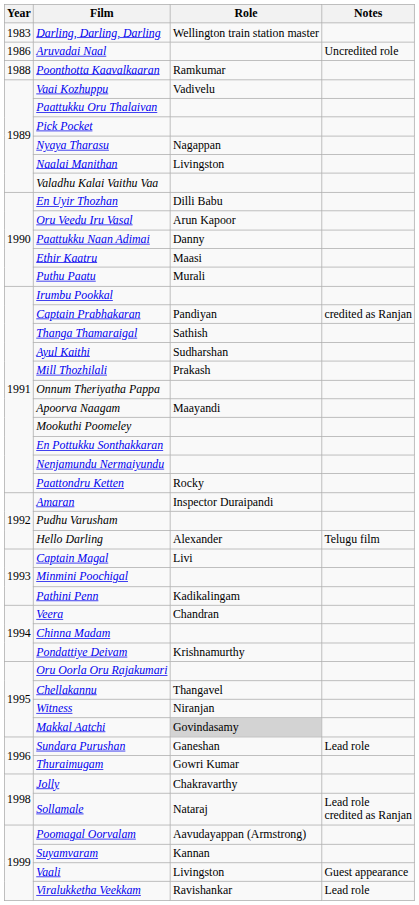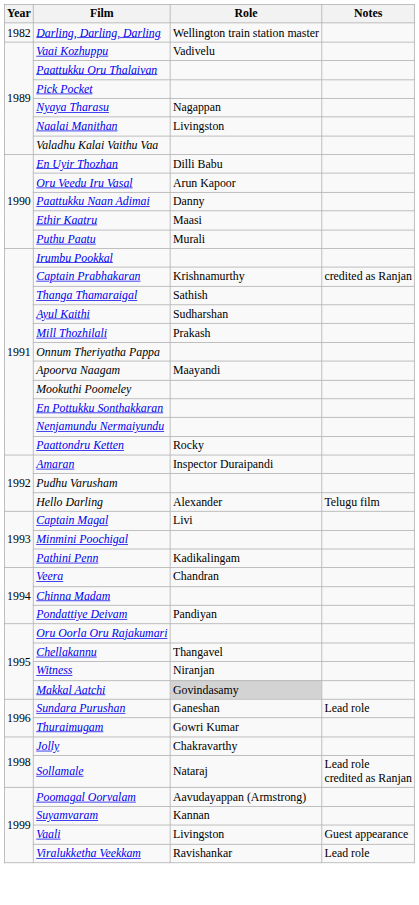(19, 32) 1983 -> (19, 32) 1982
- row: (71, 51)
- row: (98, 70)
(195, 314) Pandiyan -> (209, 276) Krishnamurthy
(209, 652) Krishnamurthy -> (195, 614) Pandiyan
